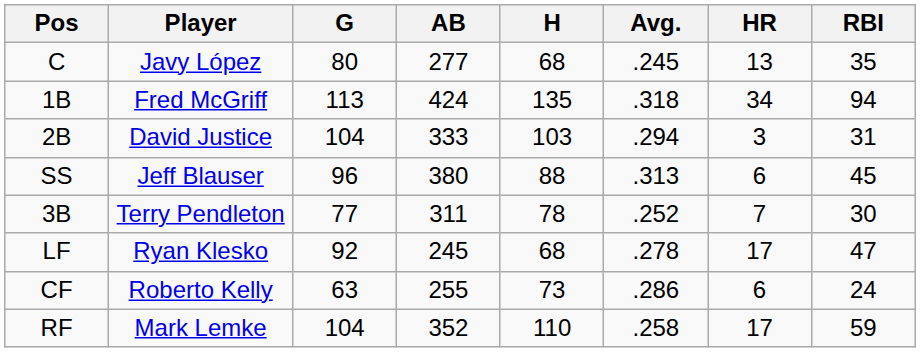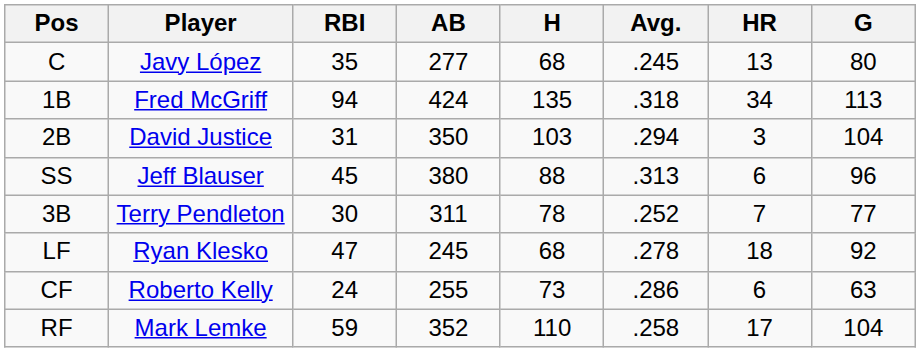columns swapped: (345, 23) <-> (863, 23)
(448, 137) 333 -> (448, 137) 350
(760, 251) 17 -> (760, 251) 18
